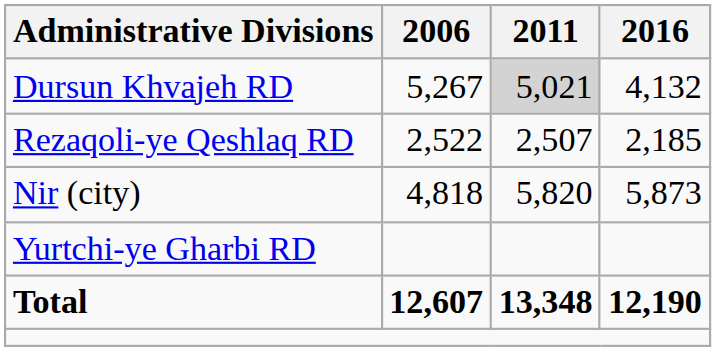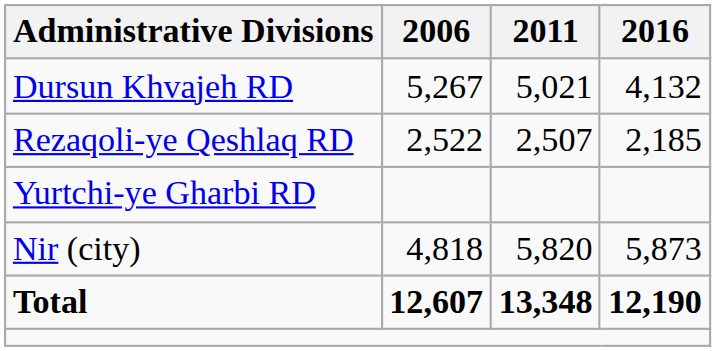(554, 85) lightgrey background -> (554, 85) no background
rows swapped: (164, 247) <-> (77, 193)
